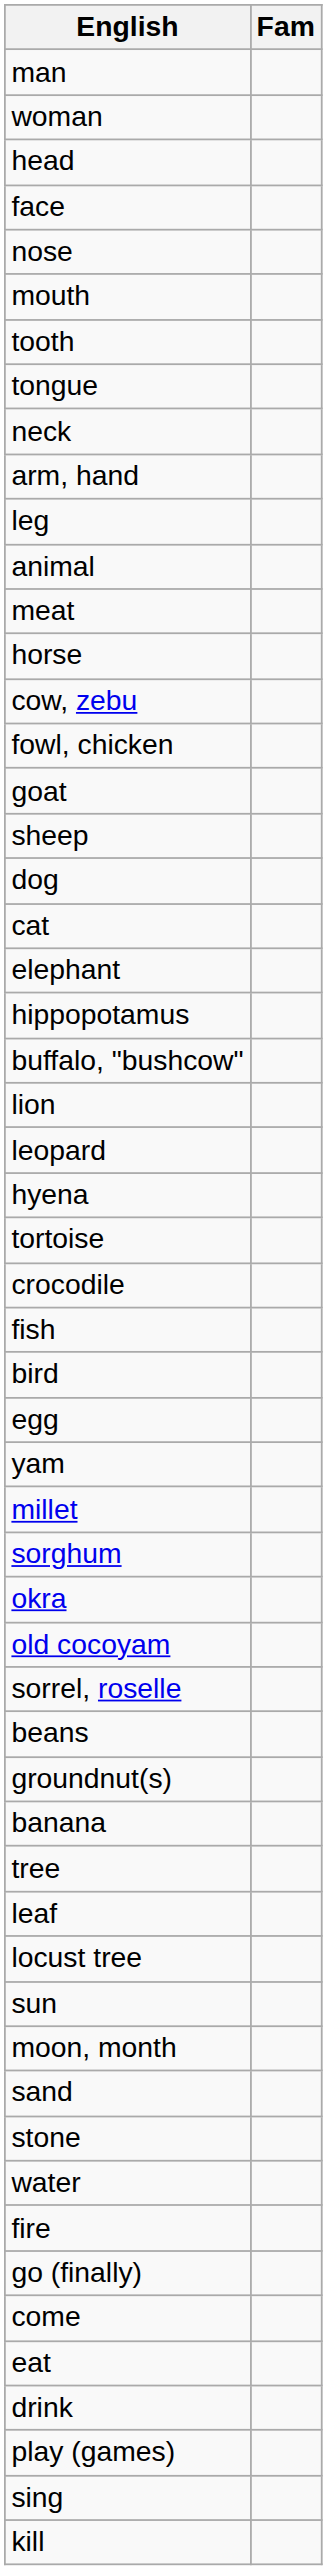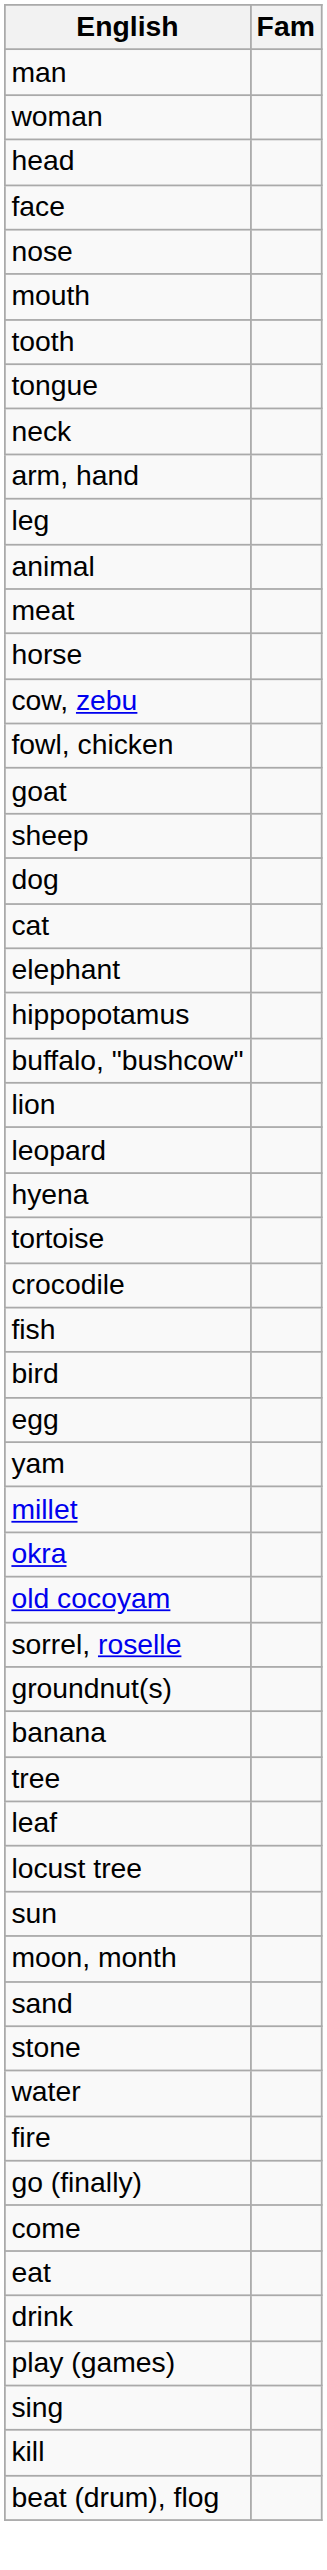- row: (67, 1554)
- row: (50, 1733)
+ row: (115, 2497)
